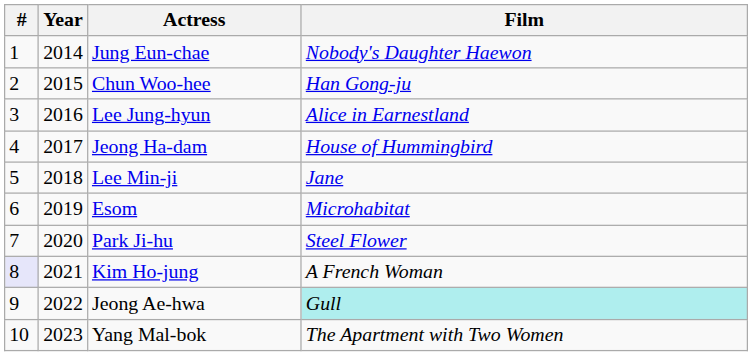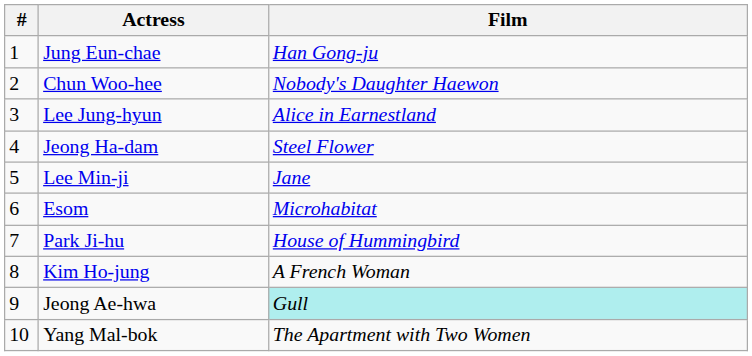- column: (63, 20)
(419, 51) Nobody's Daughter Haewon -> (325, 51) Han Gong-ju
(358, 83) Han Gong-ju -> (386, 83) Nobody's Daughter Haewon
(399, 146) House of Hummingbird -> (323, 146) Steel Flower
(356, 240) Steel Flower -> (366, 240) House of Hummingbird
(14, 271) lavender background -> (14, 271) no background
